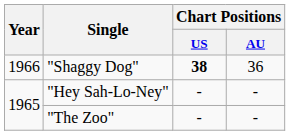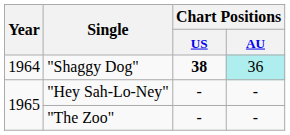(24, 67) 1966 -> (24, 67) 1964
(255, 67) no background -> (255, 67) paleturquoise background
